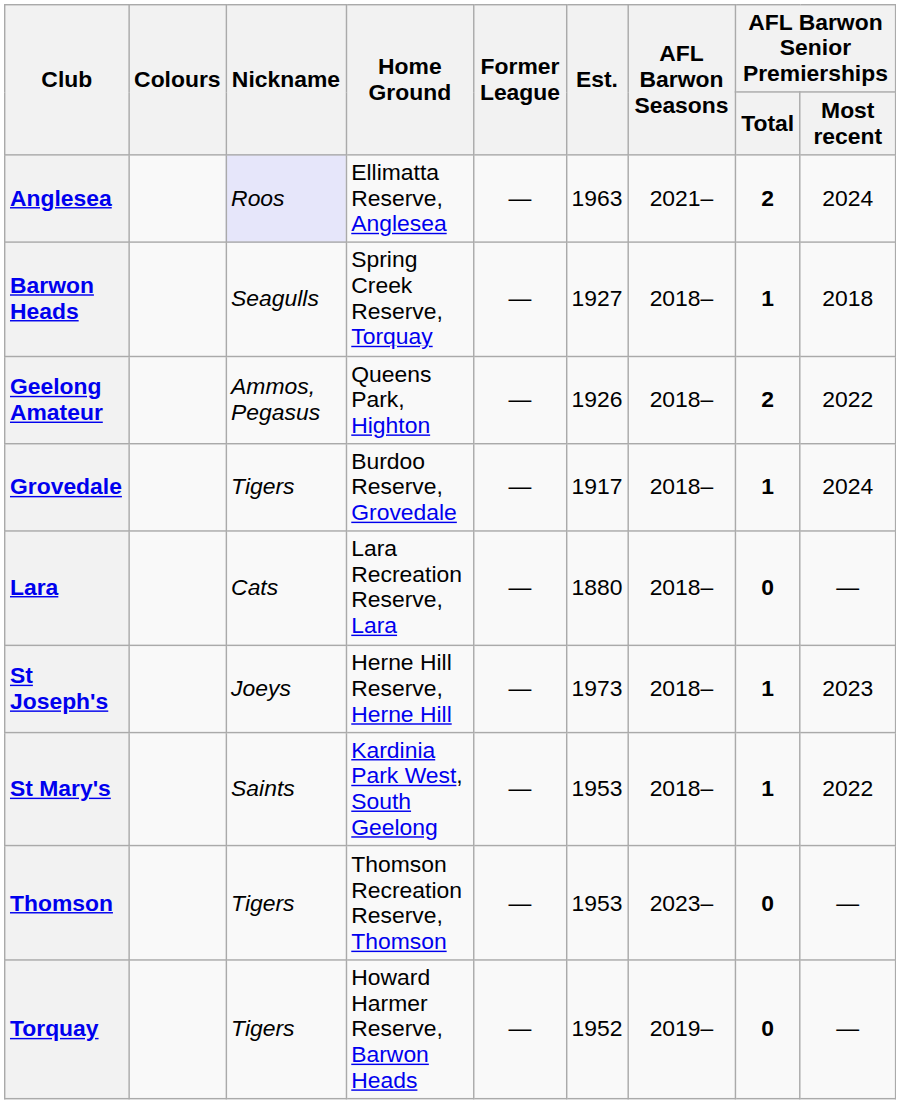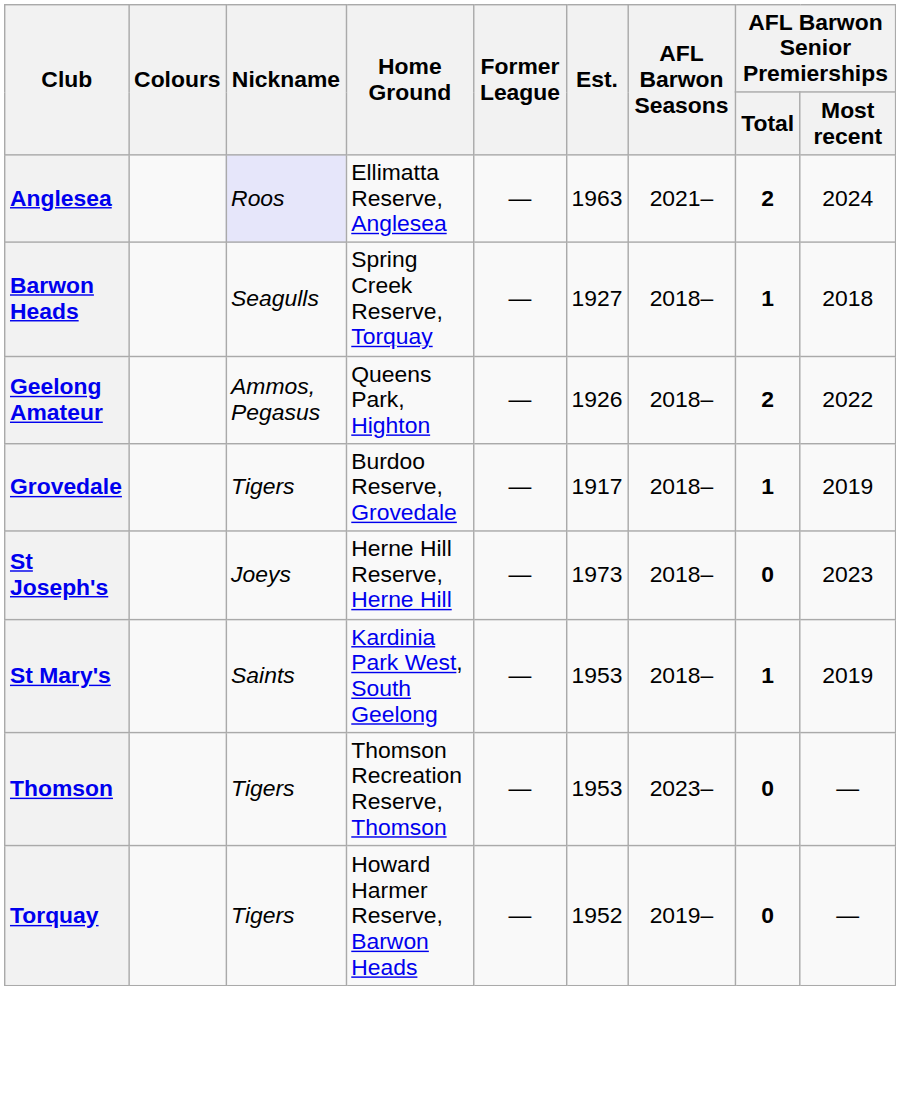(848, 487) 2024 -> (848, 487) 2019
- row: (34, 587)
(768, 688) 1 -> (768, 574) 0
(848, 789) 2022 -> (848, 675) 2019
